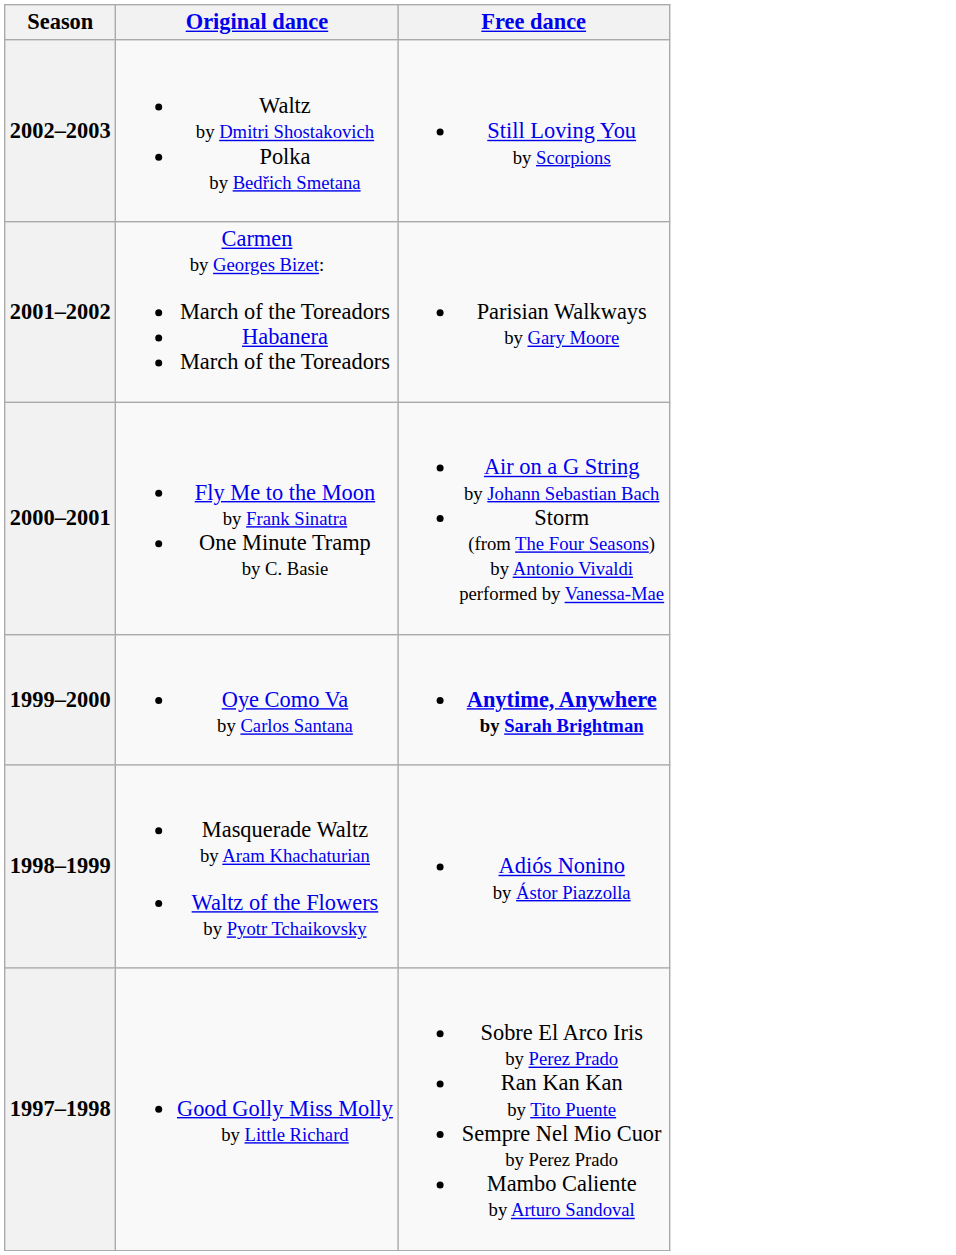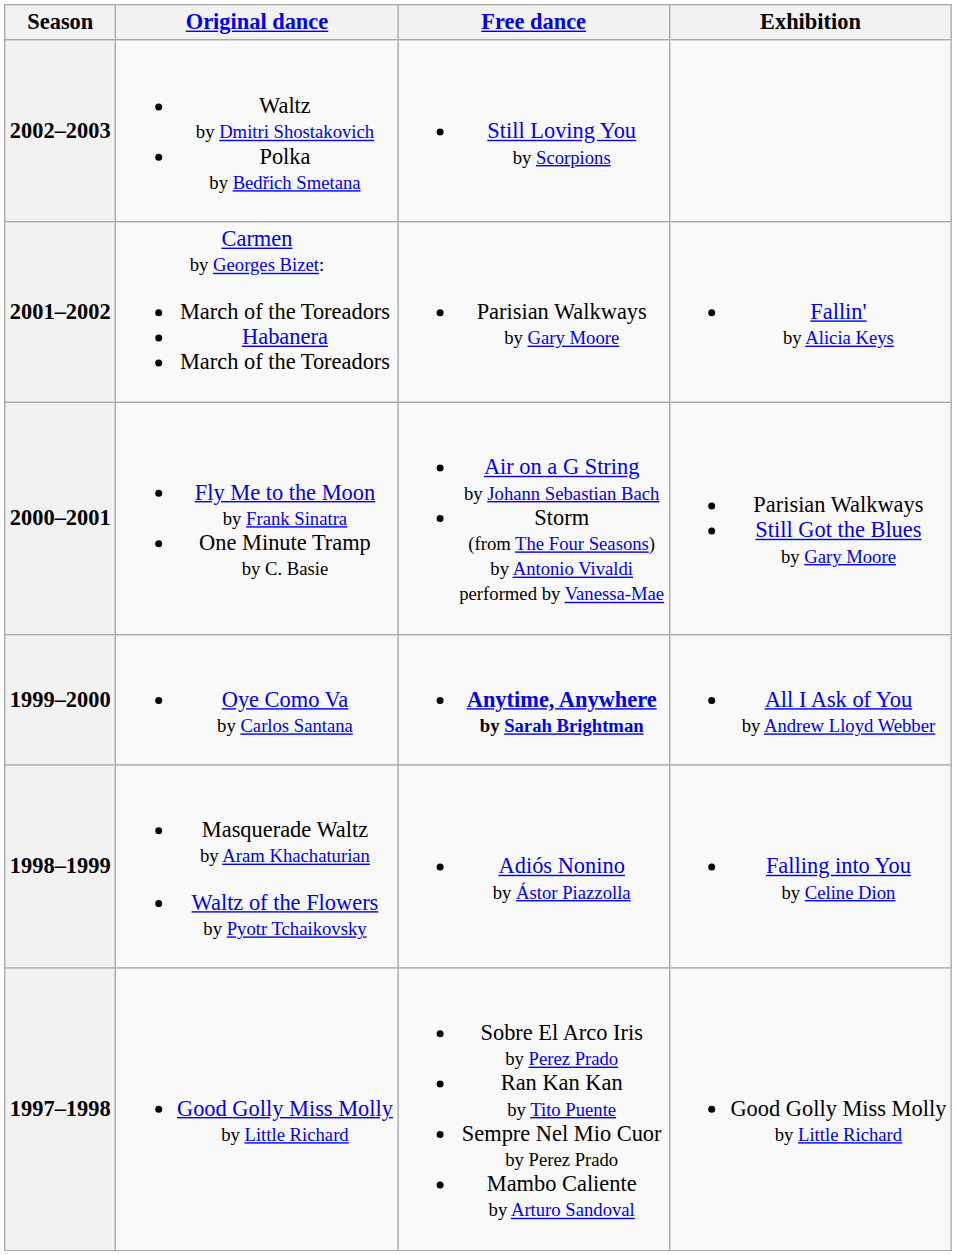+ column: (810, 22)
